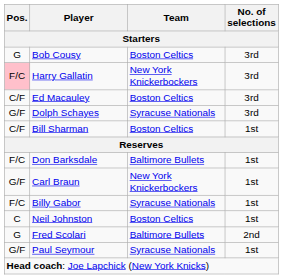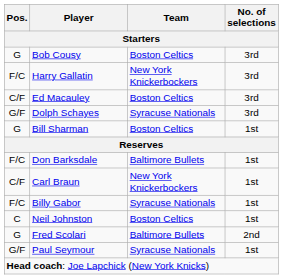(17, 76) pink background -> (17, 76) no background
(17, 129) C/F -> (17, 129) G
(17, 181) G/F -> (17, 181) C/F
